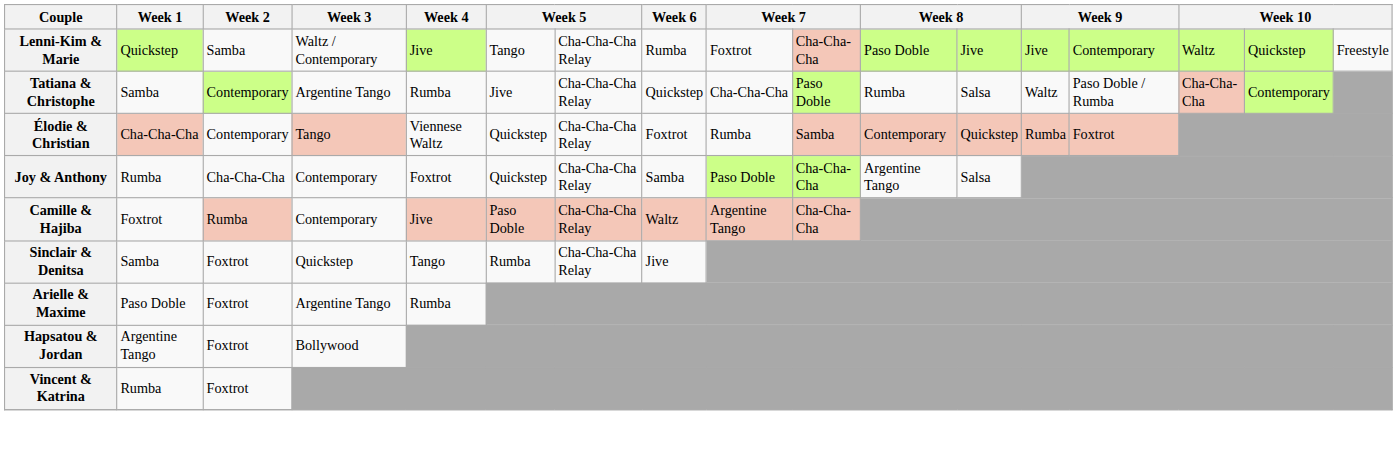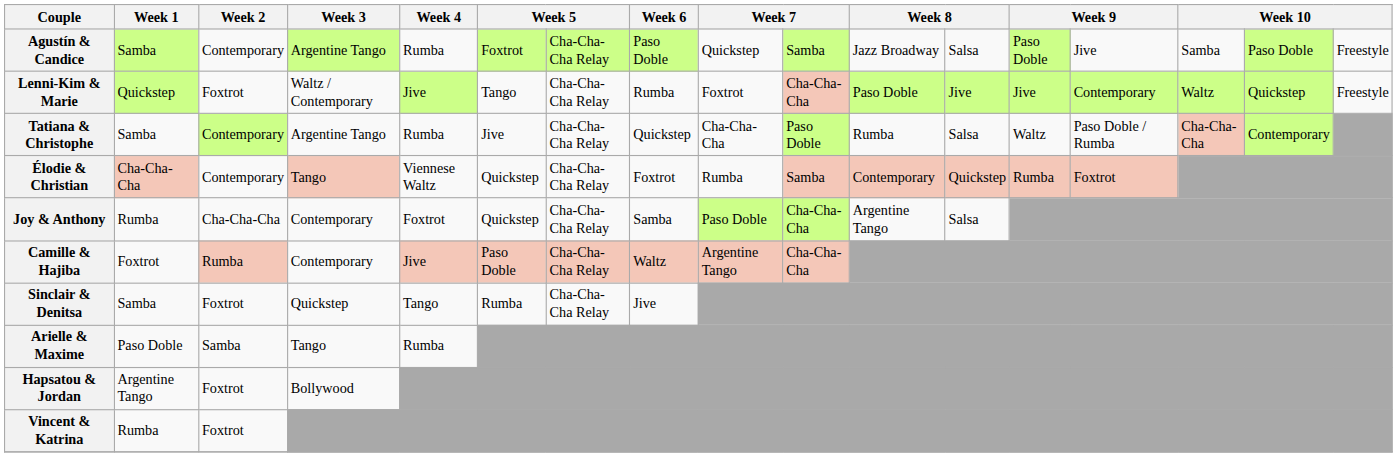+ row: (59, 50)
(226, 50) Samba -> (223, 92) Foxtrot
(228, 304) Foxtrot -> (221, 346) Samba
(343, 304) Argentine Tango -> (308, 346) Tango
